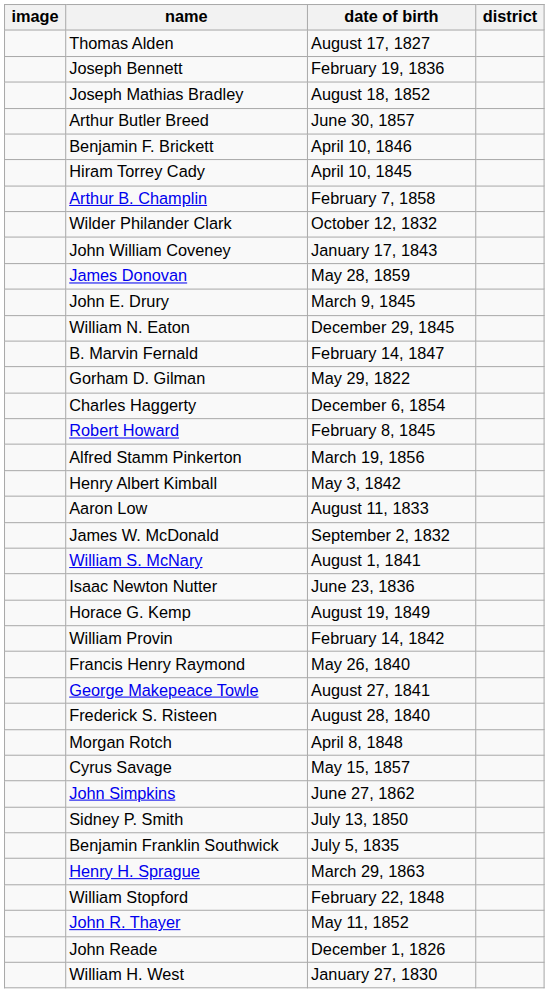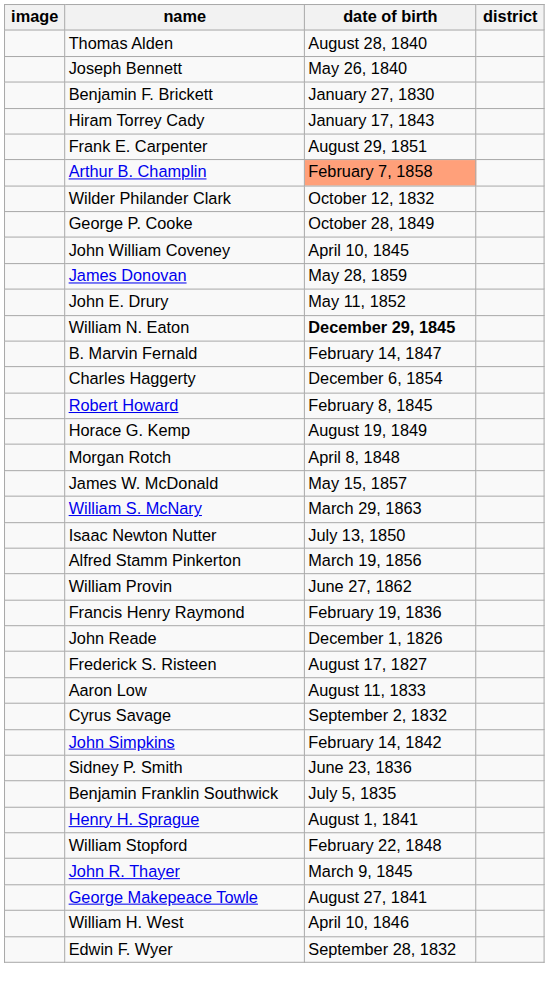(371, 43) August 17, 1827 -> (368, 43) August 28, 1840
(378, 69) February 19, 1836 -> (358, 69) May 26, 1840
- row: (156, 95)
- row: (139, 120)
(361, 146) April 10, 1846 -> (371, 95) January 27, 1830
(361, 172) April 10, 1845 -> (371, 120) January 17, 1843
+ row: (138, 146)
(373, 198) no background -> (370, 172) lightsalmon background
+ row: (131, 224)
(374, 250) January 17, 1843 -> (359, 250) April 10, 1845
(363, 302) March 9, 1845 -> (357, 302) May 11, 1852
(383, 328) normal -> (382, 328) bold
- row: (137, 379)
rows swapped: (130, 612) <-> (155, 457)
- row: (143, 483)
rows swapped: (108, 509) <-> (120, 742)
(380, 535) September 2, 1832 -> (358, 483) May 15, 1857
(366, 560) August 1, 1841 -> (365, 509) March 29, 1863
(363, 586) June 23, 1836 -> (357, 535) July 13, 1850
(378, 638) February 14, 1842 -> (360, 586) June 27, 1862
(361, 664) May 26, 1840 -> (375, 612) February 19, 1836
rows swapped: (113, 949) <-> (164, 690)
(371, 716) August 28, 1840 -> (368, 664) August 17, 1827
(361, 768) May 15, 1857 -> (378, 716) September 2, 1832
(363, 793) June 27, 1862 -> (375, 742) February 14, 1842
(360, 819) July 13, 1850 -> (360, 768) June 23, 1836
(368, 871) March 29, 1863 -> (363, 819) August 1, 1841
(360, 923) May 11, 1852 -> (360, 871) March 9, 1845
(374, 975) January 27, 1830 -> (359, 923) April 10, 1846
+ row: (121, 949)
